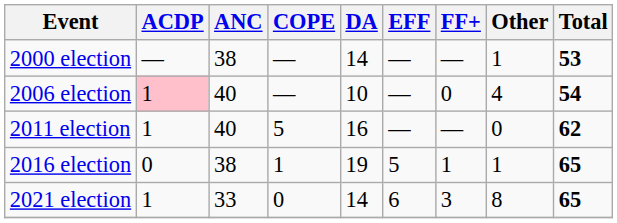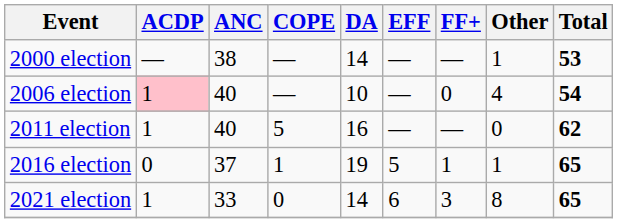(225, 164) 38 -> (225, 164) 37
